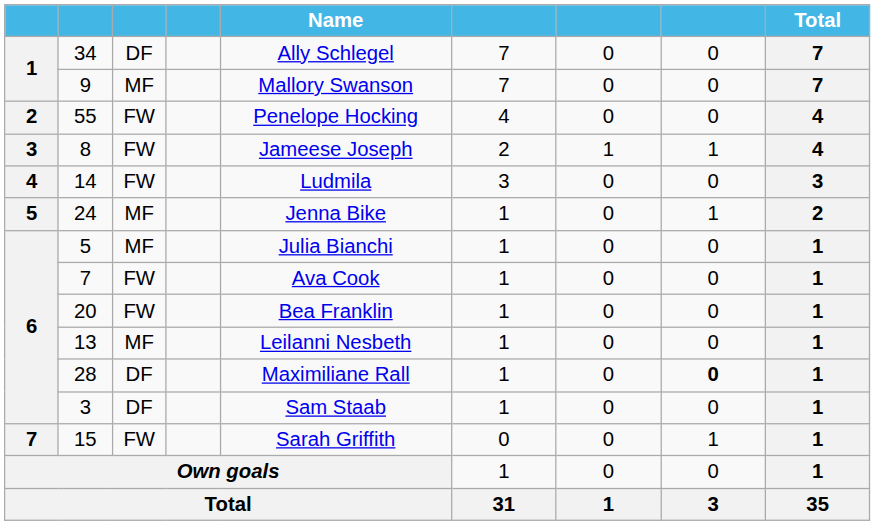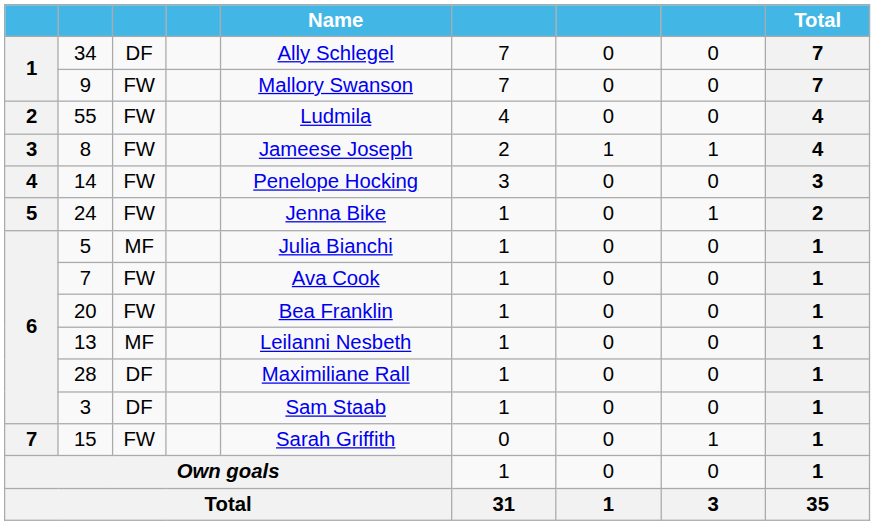(139, 85) MF -> (139, 85) FW
(336, 117) Penelope Hocking -> (336, 117) Ludmila
(336, 181) Ludmila -> (336, 181) Penelope Hocking
(139, 213) MF -> (139, 213) FW
(713, 375) bold -> (713, 375) normal
